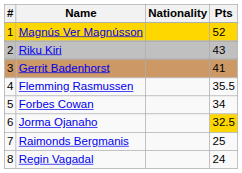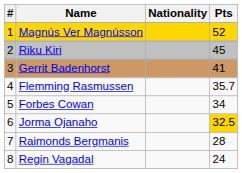(219, 50) 43 -> (219, 50) 45
(224, 86) 35.5 -> (224, 86) 35.7
(219, 141) 25 -> (219, 141) 28
